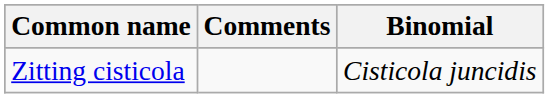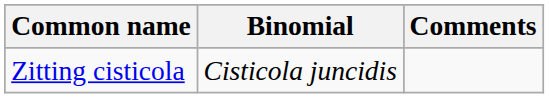columns swapped: (440, 26) <-> (267, 26)
